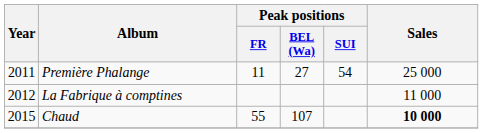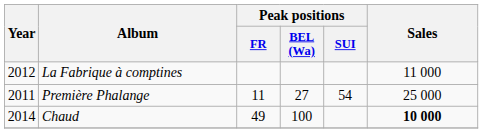rows swapped: (96, 73) <-> (112, 95)
(22, 117) 2015 -> (22, 117) 2014
(258, 117) 55 -> (258, 117) 49
(302, 117) 107 -> (302, 117) 100
